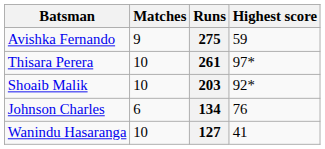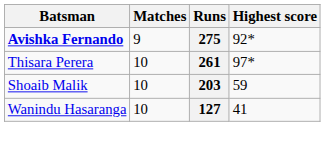(61, 39) normal -> (66, 39) bold
(240, 39) 59 -> (244, 39) 92*
(244, 86) 92* -> (240, 86) 59
- row: (210, 109)
